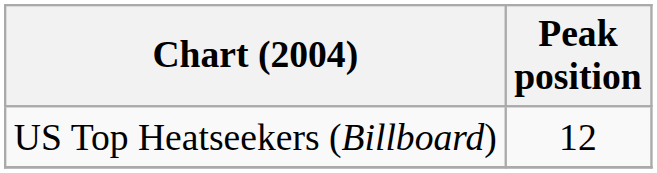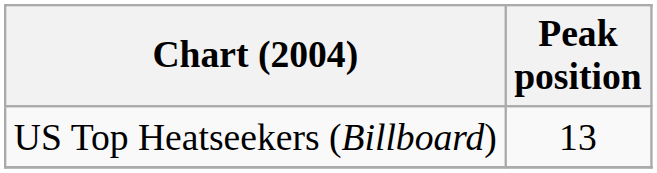(578, 136) 12 -> (578, 136) 13
